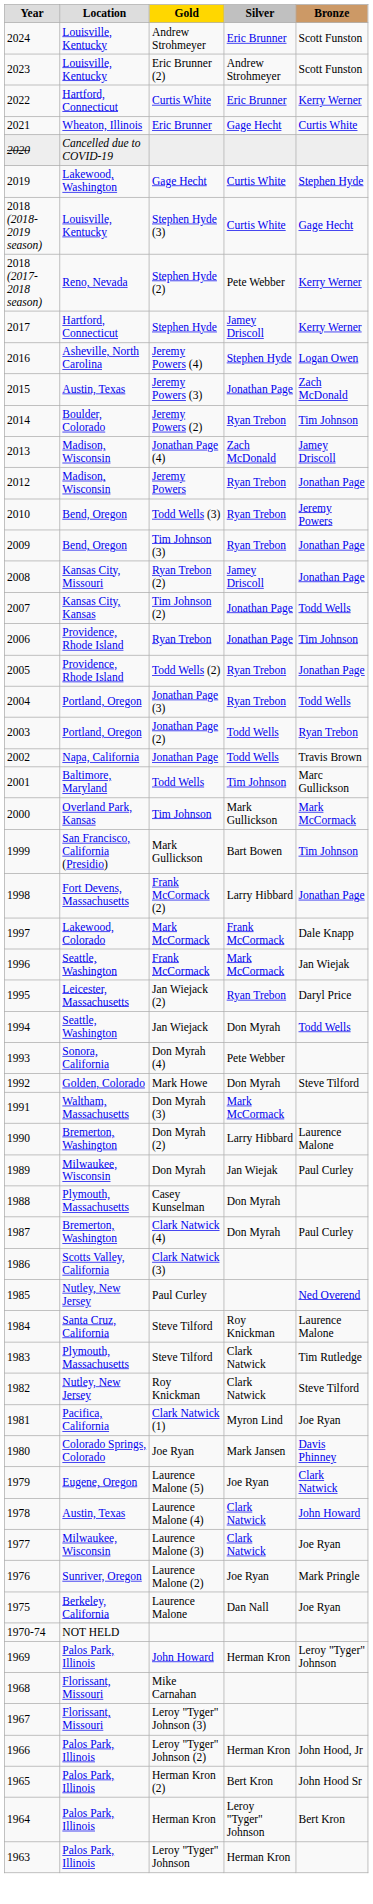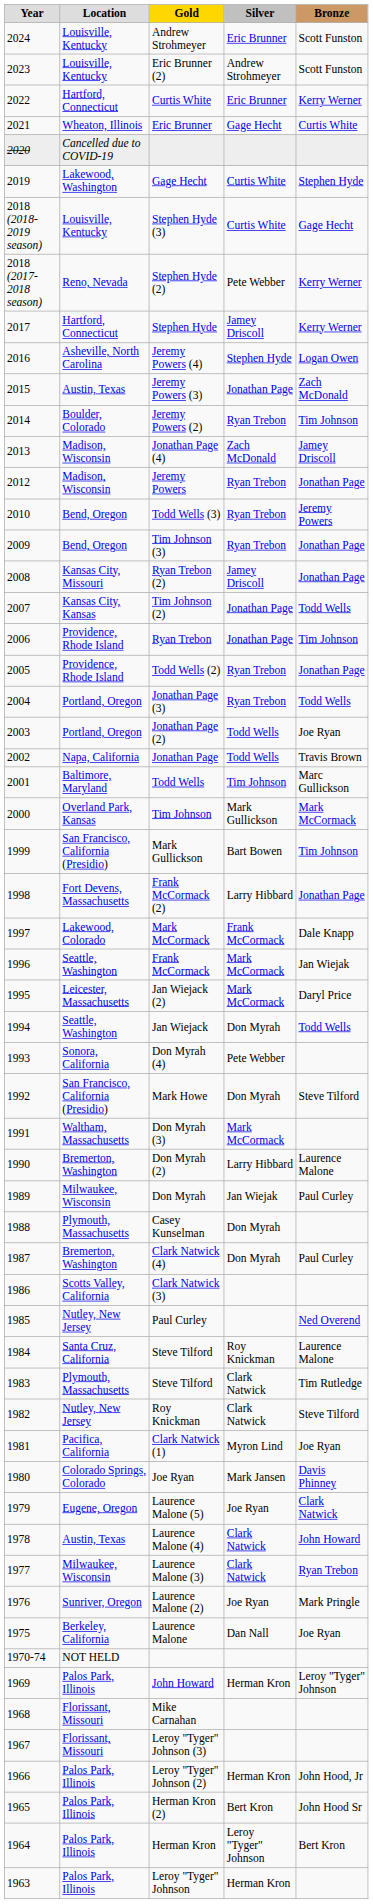(328, 733) Ryan Trebon -> (320, 733) Joe Ryan
(256, 995) Ryan Trebon -> (256, 995) Mark McCormack
(104, 1083) Golden, Colorado -> (96, 1096) San Francisco, California (Presidio)
(320, 1545) Joe Ryan -> (328, 1570) Ryan Trebon
